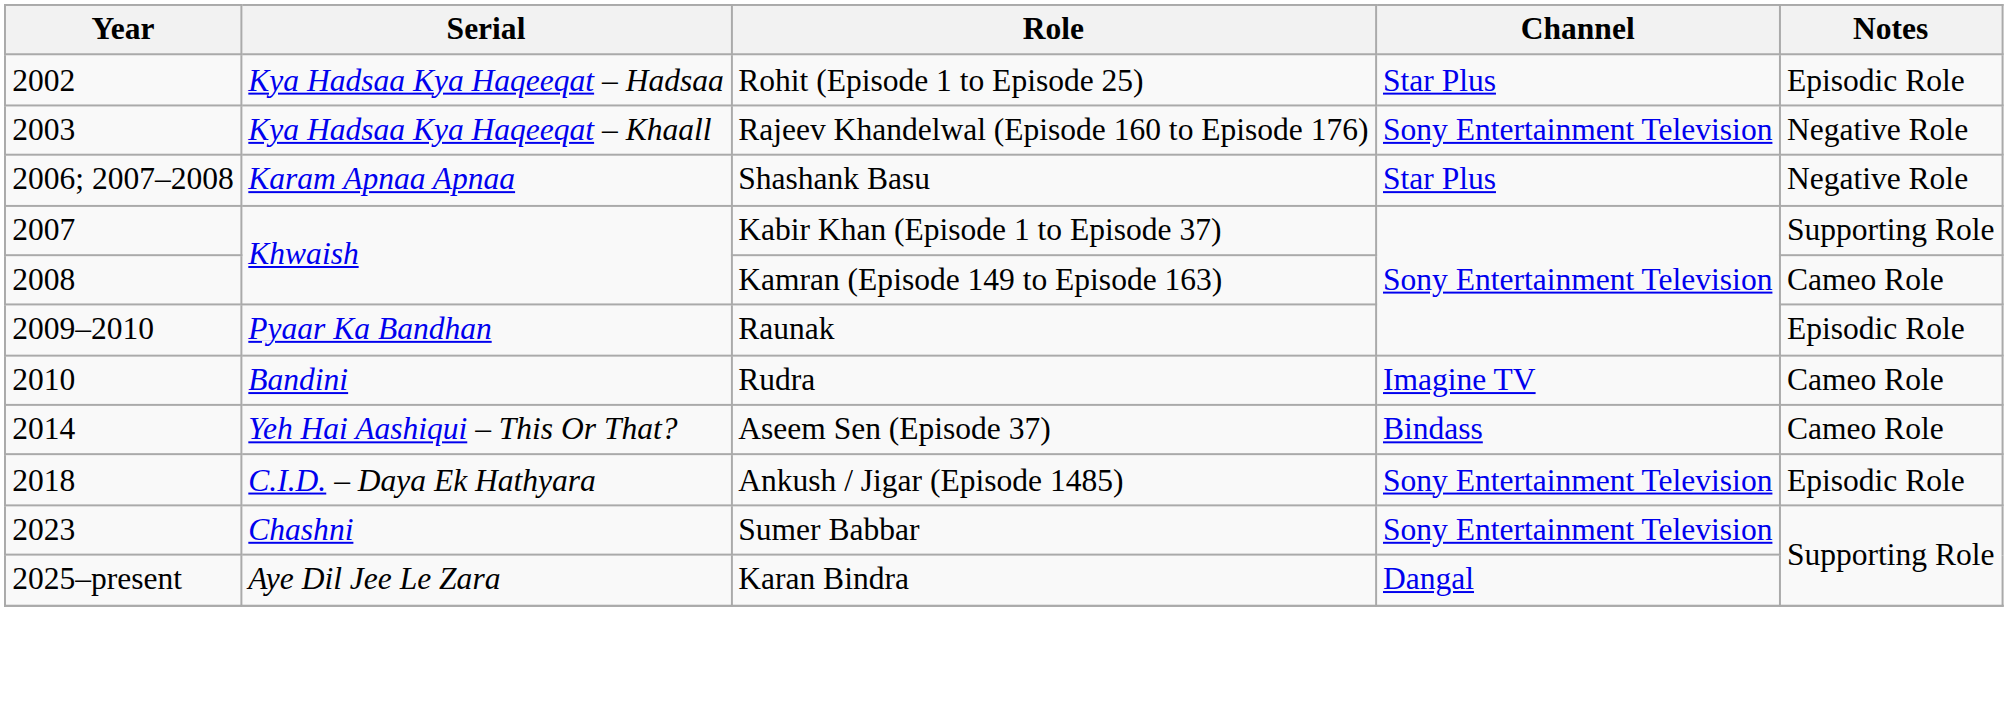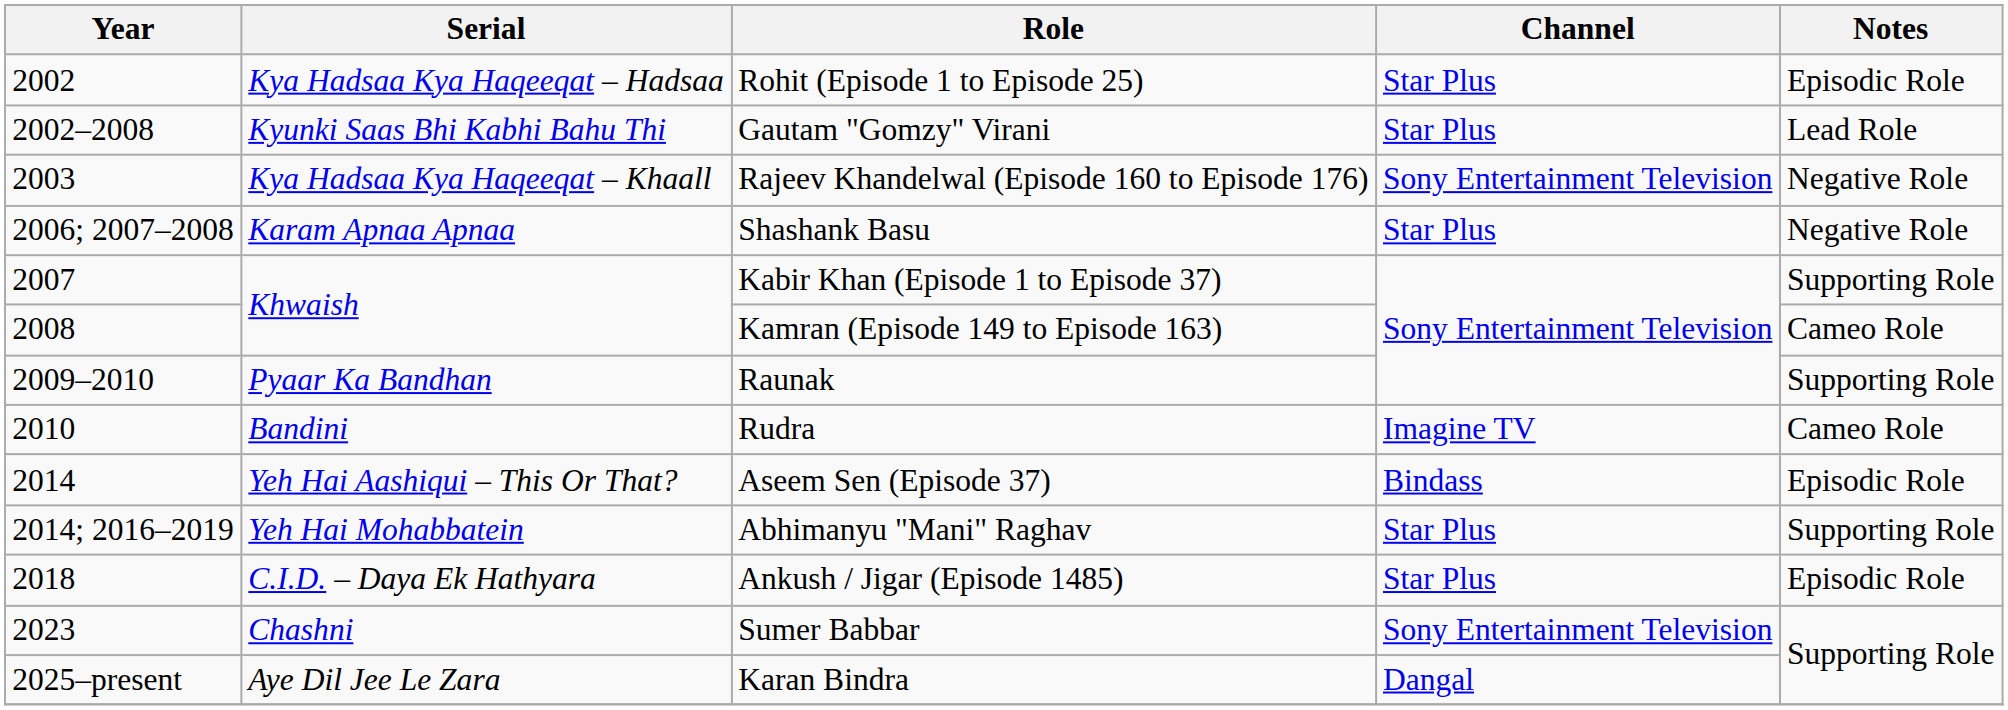+ row: (894, 129)
(1876, 329) Episodic Role -> (1891, 379) Supporting Role
(1865, 429) Cameo Role -> (1876, 479) Episodic Role
+ row: (915, 529)
(1578, 479) Sony Entertainment Television -> (1439, 579) Star Plus
